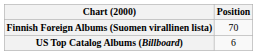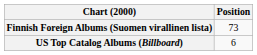(233, 27) 70 -> (233, 27) 73
